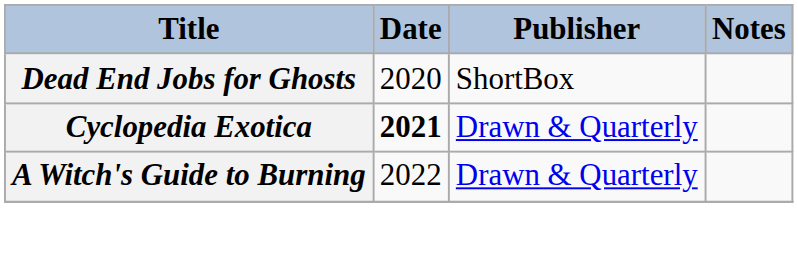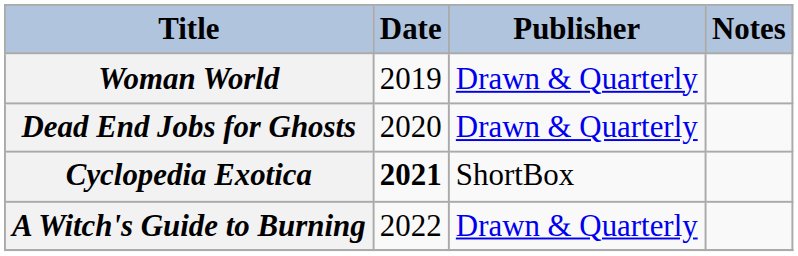+ row: (189, 77)
(515, 77) ShortBox -> (577, 126) Drawn & Quarterly
(577, 126) Drawn & Quarterly -> (515, 175) ShortBox
